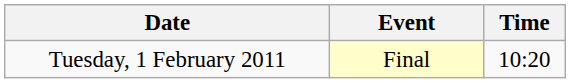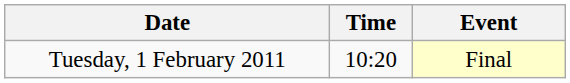columns swapped: (524, 22) <-> (407, 22)
